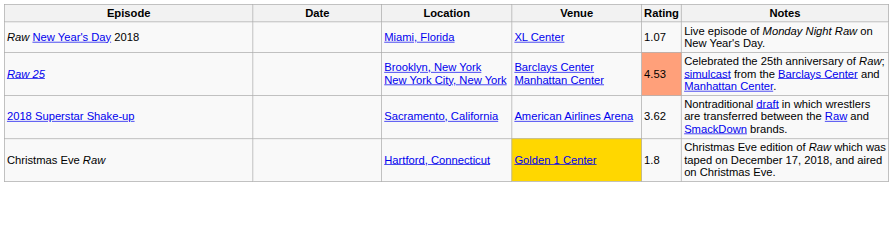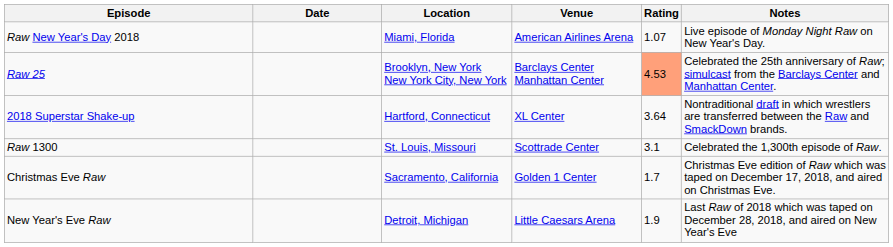(539, 37) XL Center -> (574, 37) American Airlines Arena
(441, 117) Sacramento, California -> (437, 117) Hartford, Connecticut
(574, 117) American Airlines Arena -> (539, 117) XL Center
(655, 117) 3.62 -> (655, 117) 3.64
+ row: (32, 147)
(437, 160) Hartford, Connecticut -> (441, 177) Sacramento, California
(555, 160) gold background -> (555, 177) no background
(652, 160) 1.8 -> (652, 177) 1.7
+ row: (59, 220)
